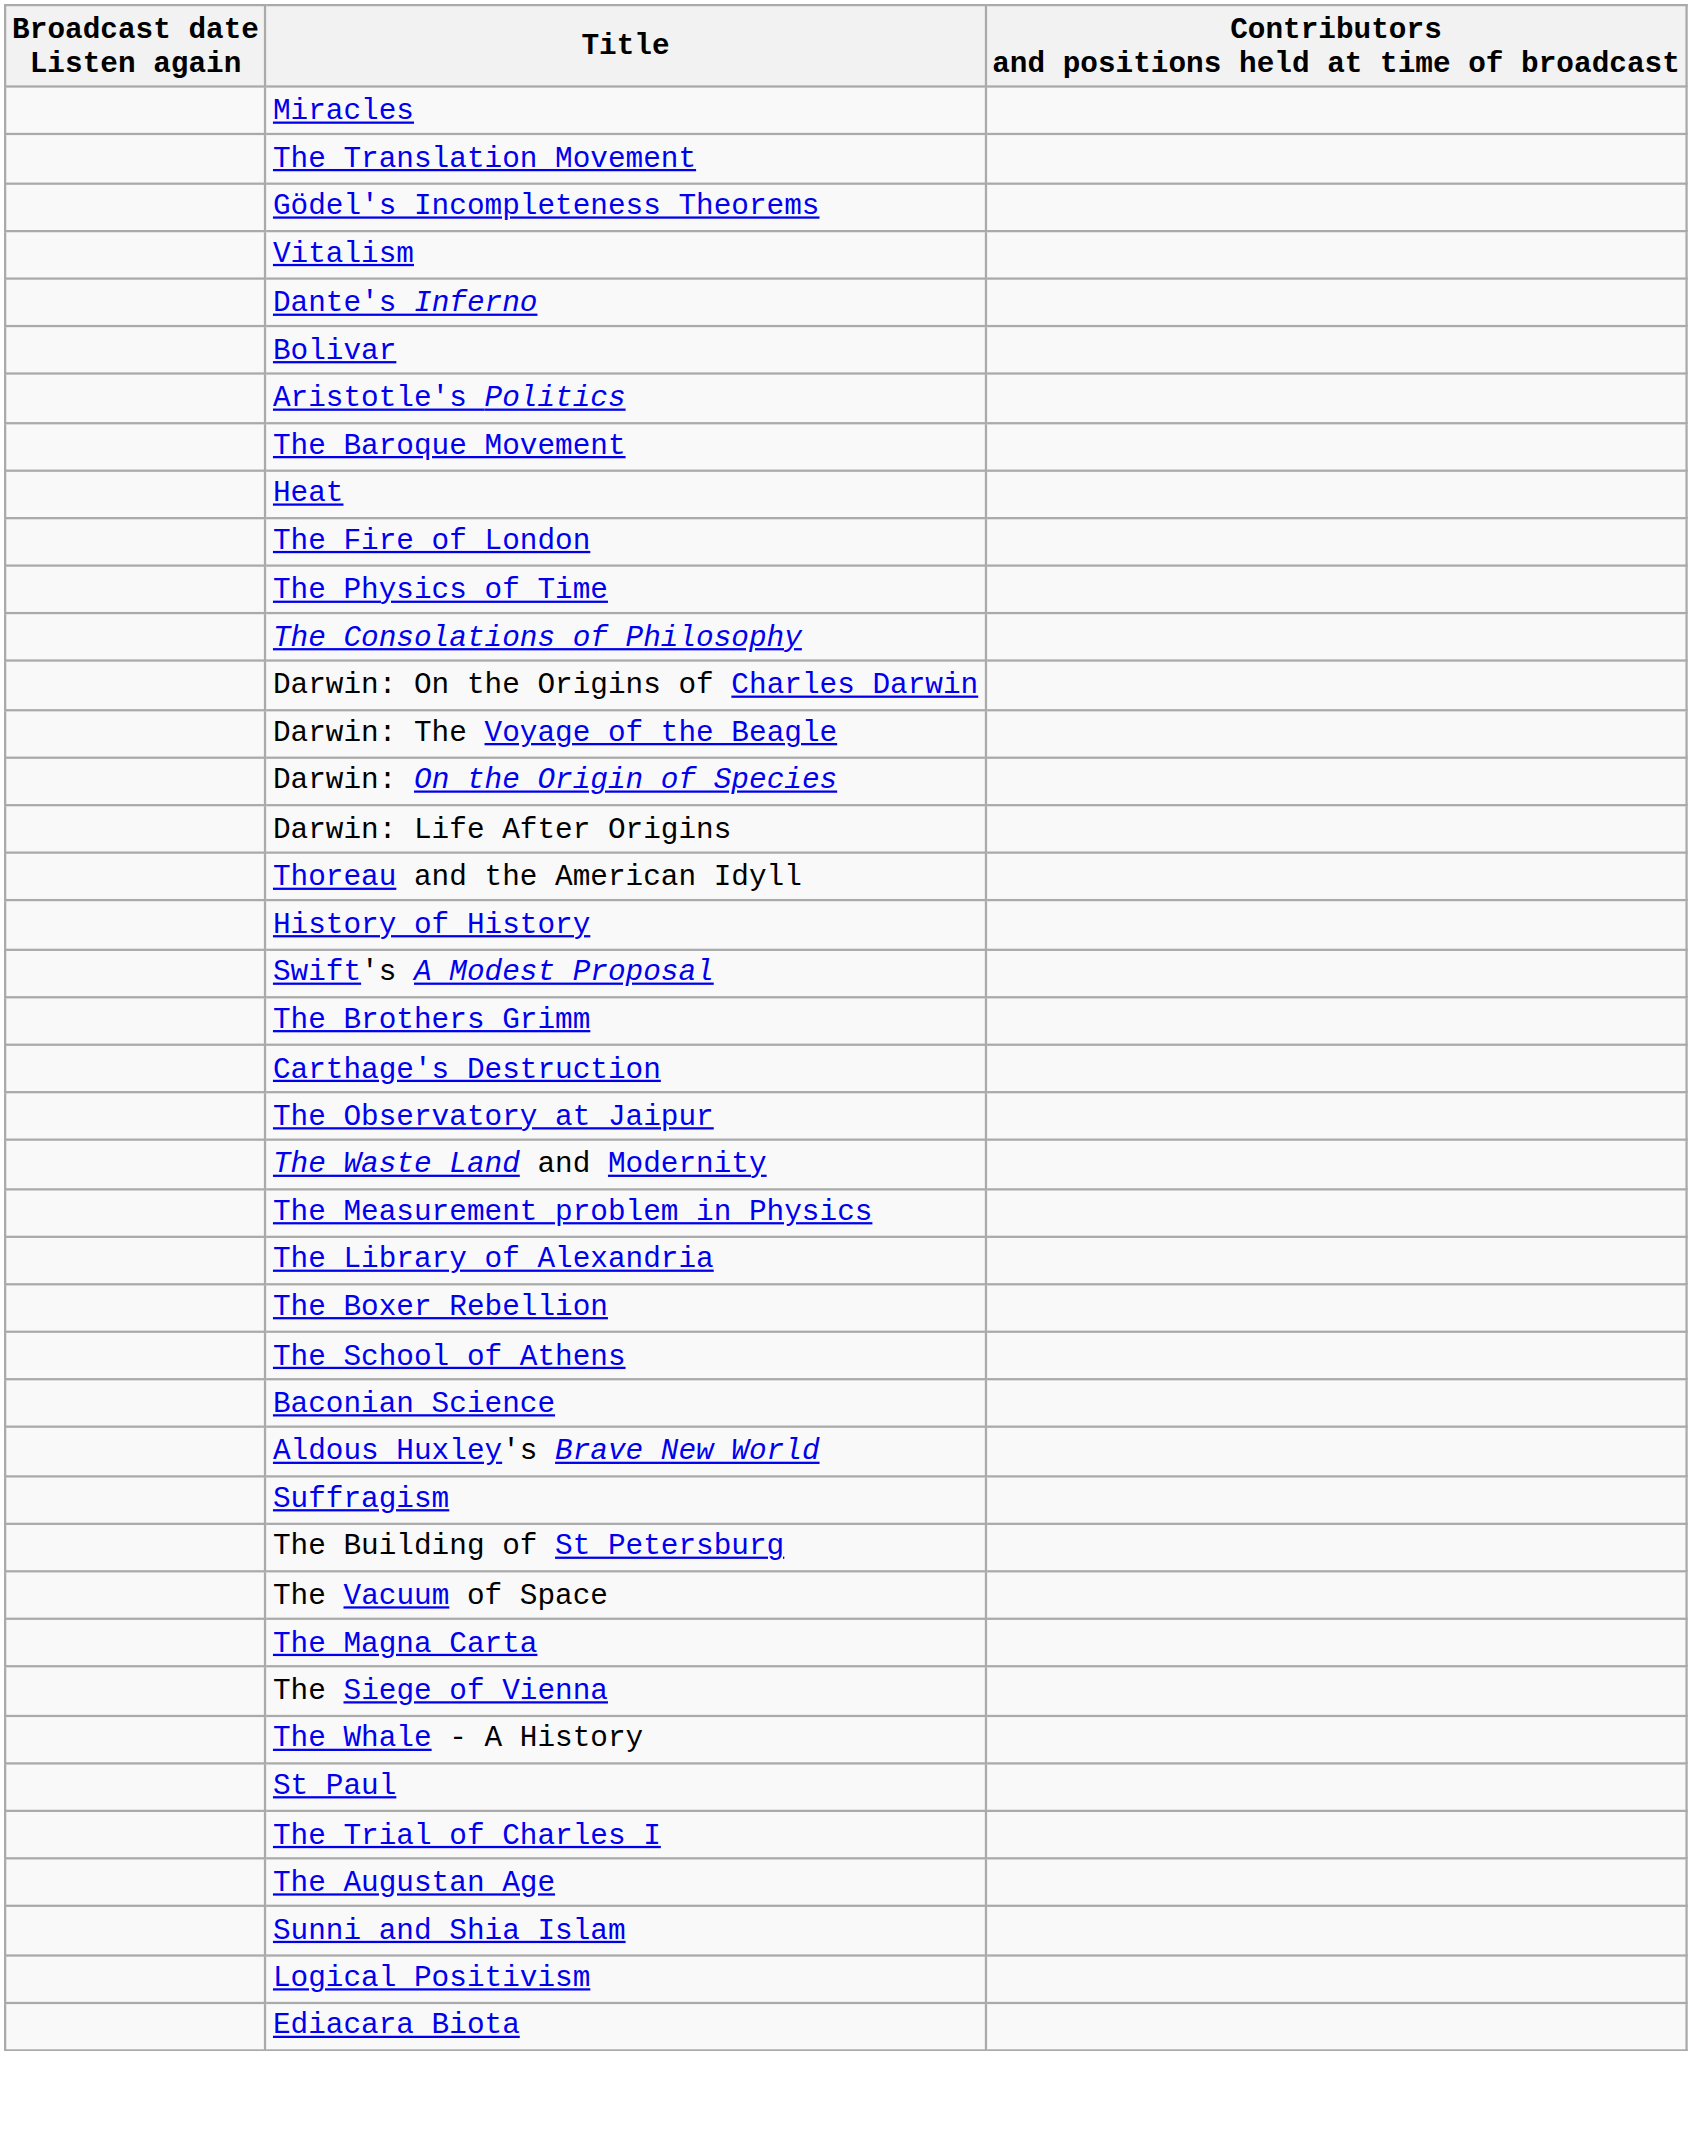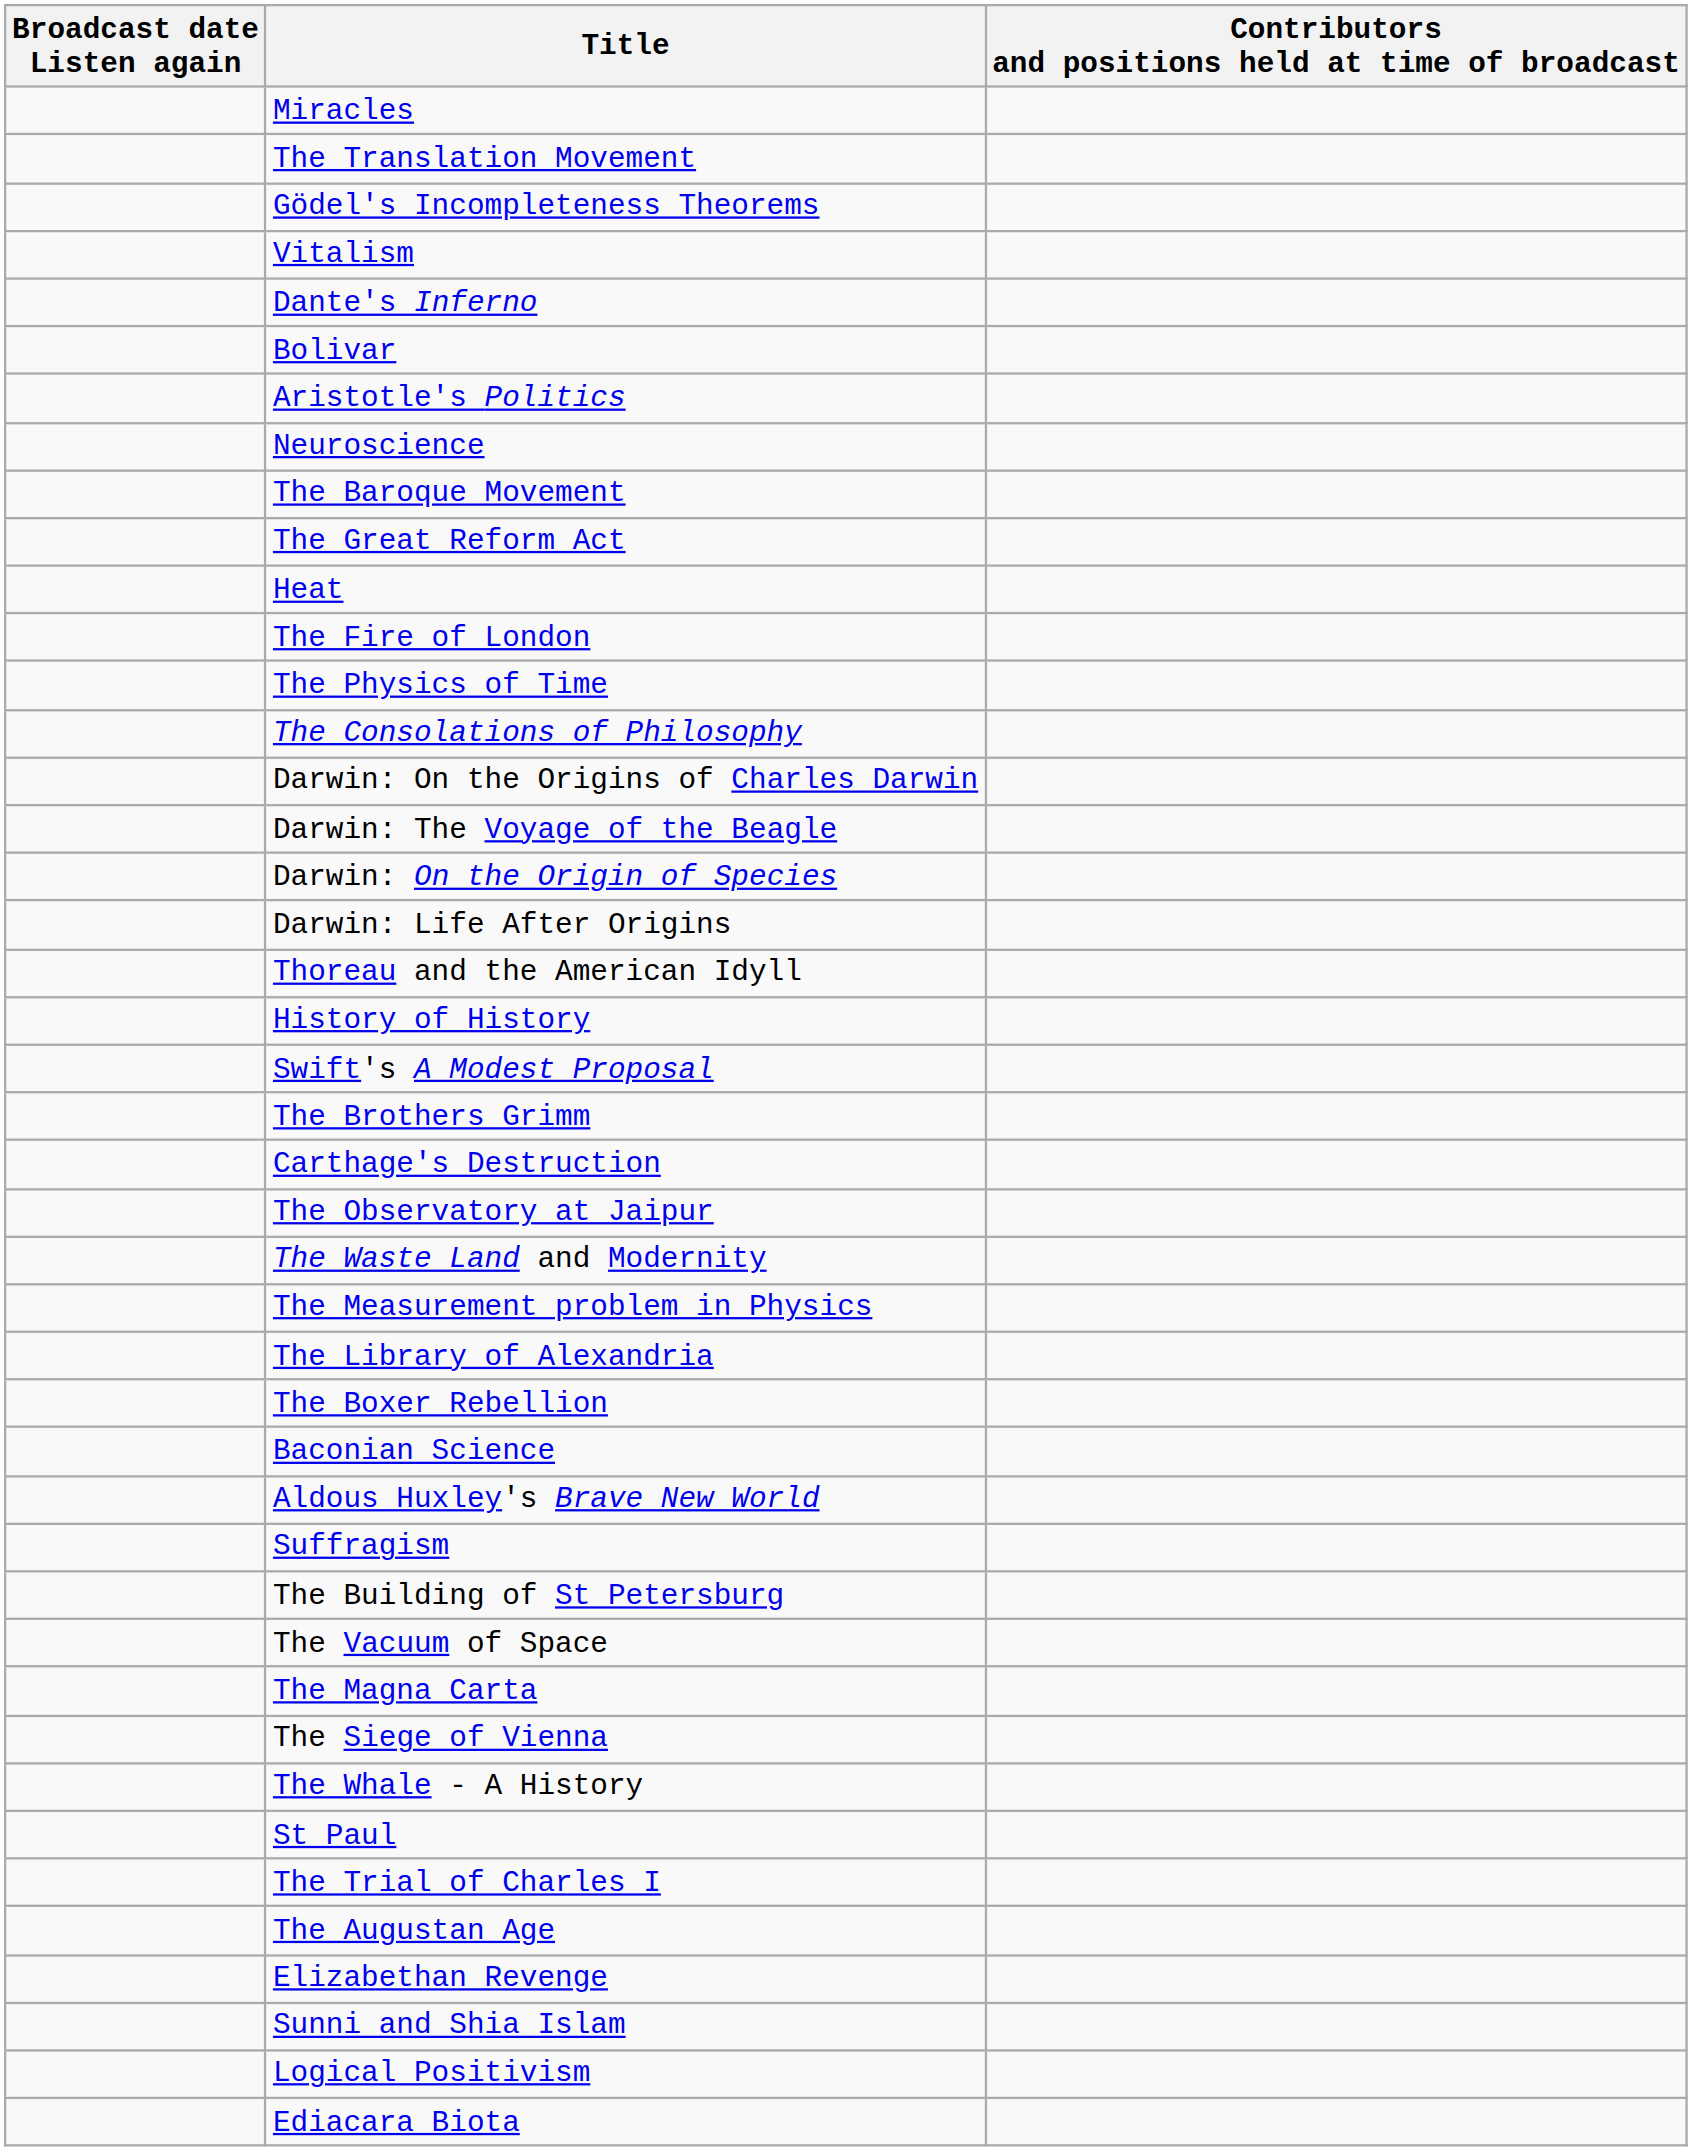+ row: (379, 446)
+ row: (449, 542)
- row: (449, 1356)
+ row: (440, 1978)
